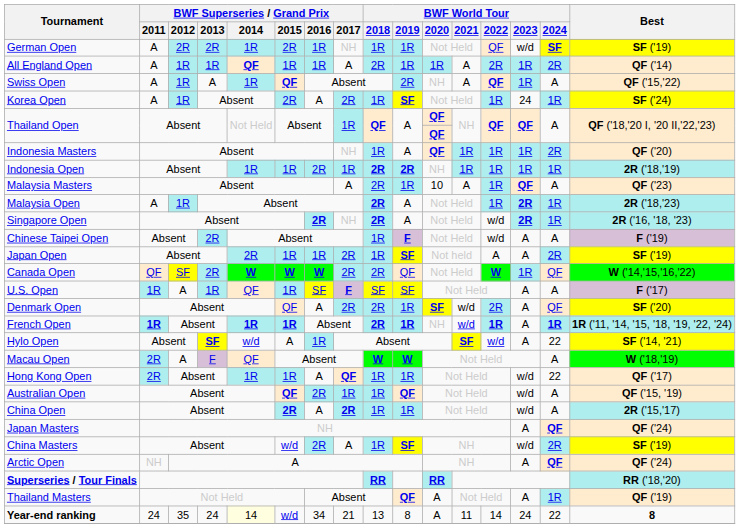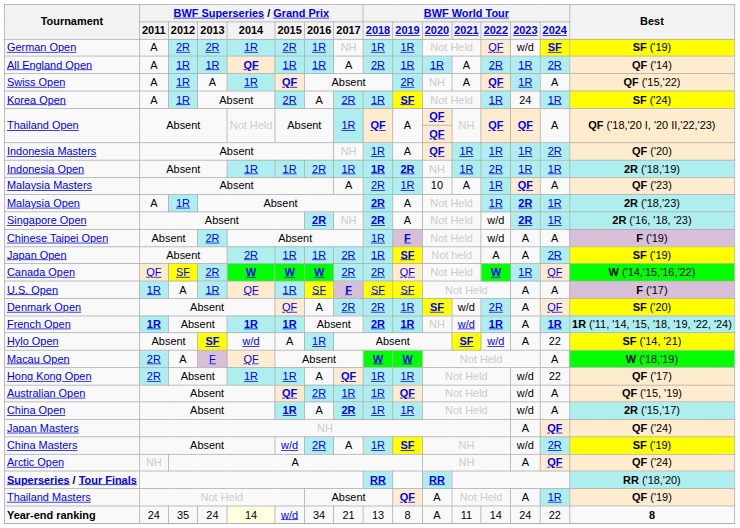(378, 169) 2R -> (378, 169) 1R
(496, 169) 1R -> (496, 169) 2R
(290, 411) 2R -> (290, 411) 1R
